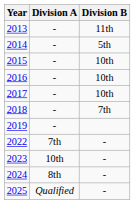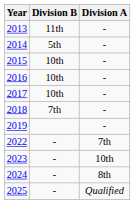columns swapped: (54, 12) <-> (104, 12)
